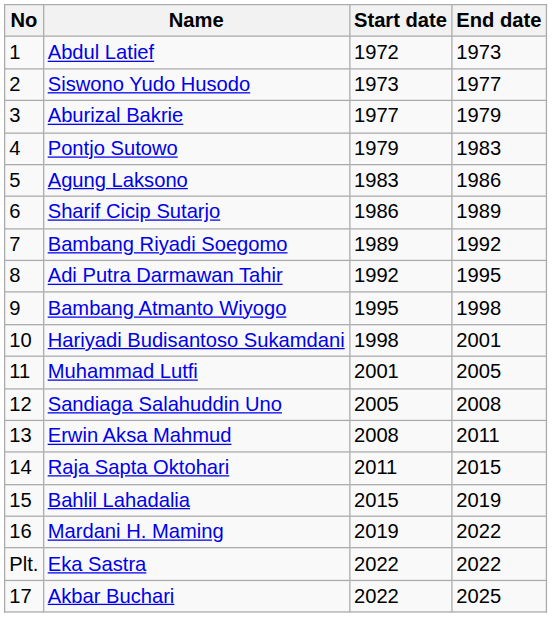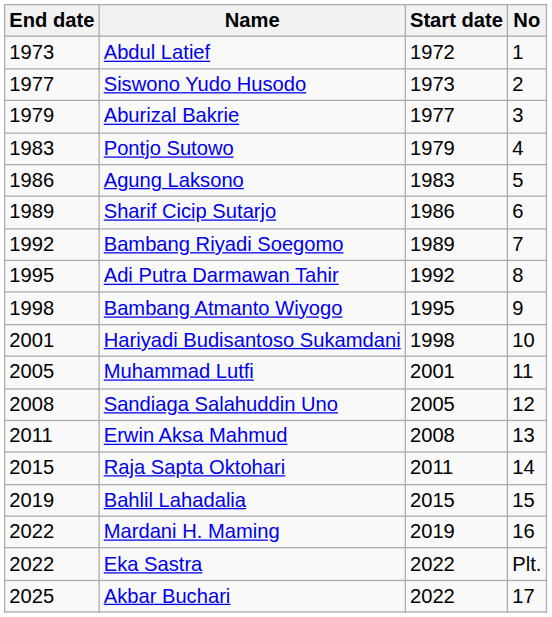columns swapped: (24, 20) <-> (499, 20)
